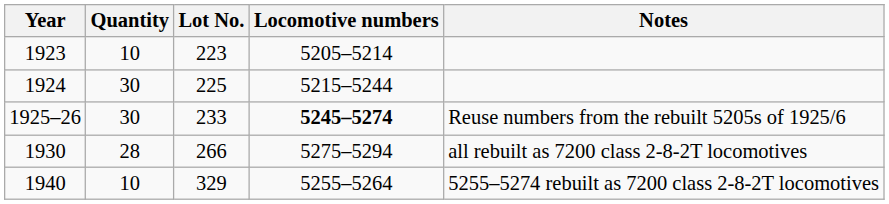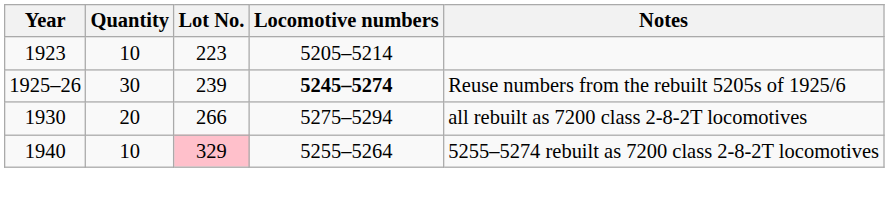- row: (45, 85)
(211, 118) 233 -> (211, 85) 239
(130, 150) 28 -> (130, 118) 20
(211, 183) no background -> (211, 150) pink background
